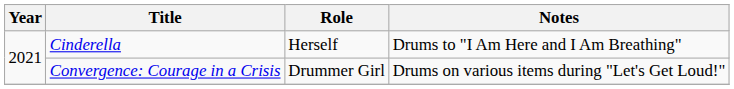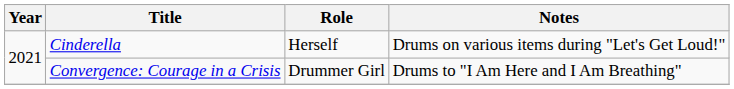(537, 44) Drums to "I Am Here and I Am Breathing" -> (559, 44) Drums on various items during "Let's Get Loud!"
(559, 71) Drums on various items during "Let's Get Loud!" -> (537, 71) Drums to "I Am Here and I Am Breathing"
